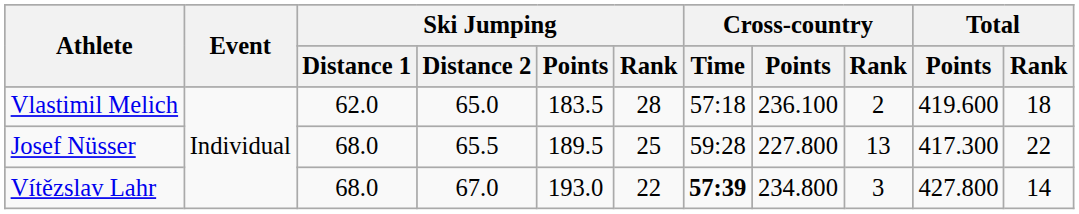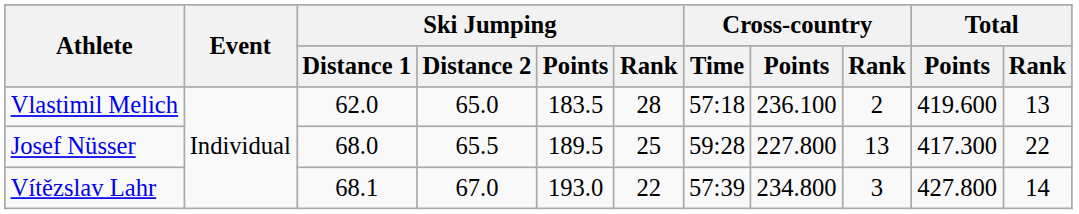(1039, 106) 18 -> (1037, 106) 13
(357, 187) 68.0 -> (357, 187) 68.1
(718, 187) bold -> (717, 187) normal
